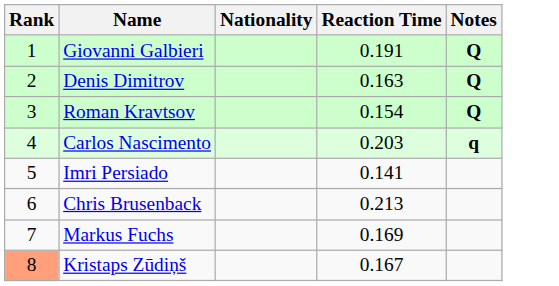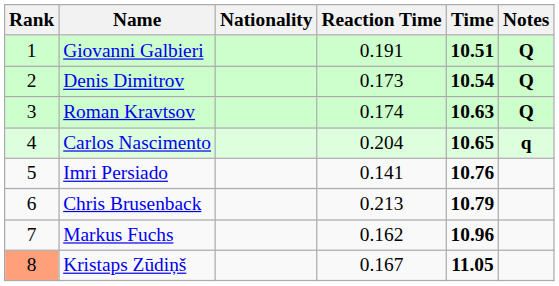+ column: (472, 19)
(382, 81) 0.163 -> (382, 81) 0.173
(382, 111) 0.154 -> (382, 111) 0.174
(382, 142) 0.203 -> (382, 142) 0.204
(382, 234) 0.169 -> (382, 234) 0.162
